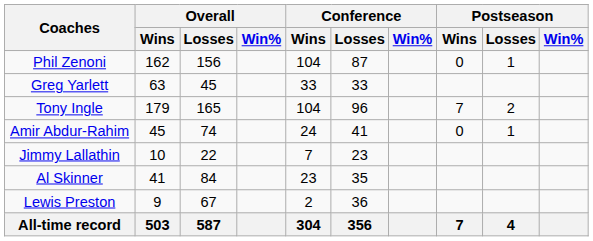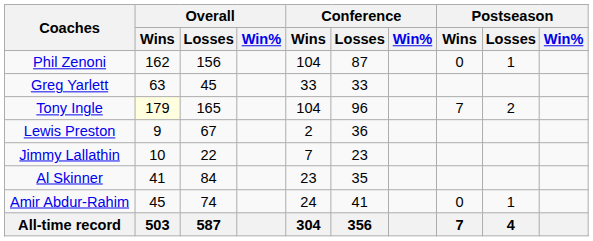(157, 109) no background -> (157, 109) lightyellow background
rows swapped: (70, 201) <-> (70, 132)
